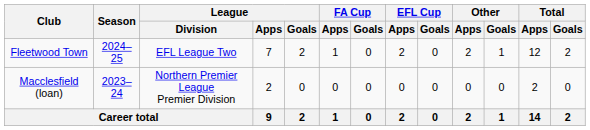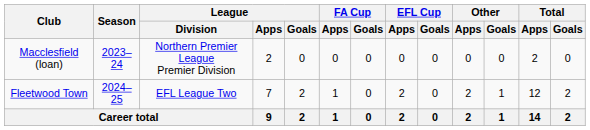rows swapped: (49, 88) <-> (49, 53)
